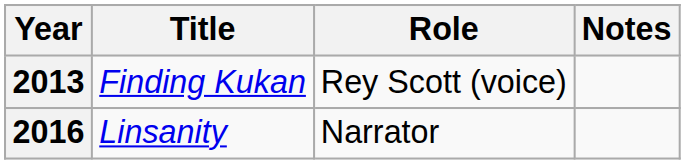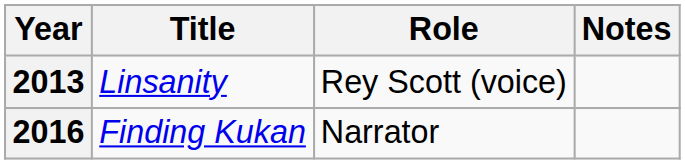(203, 81) Finding Kukan -> (163, 81) Linsanity
(163, 132) Linsanity -> (203, 132) Finding Kukan
